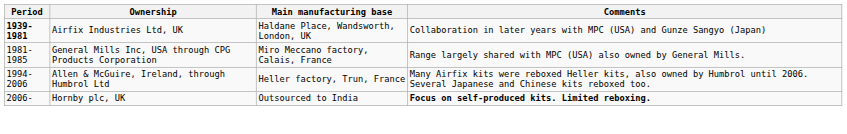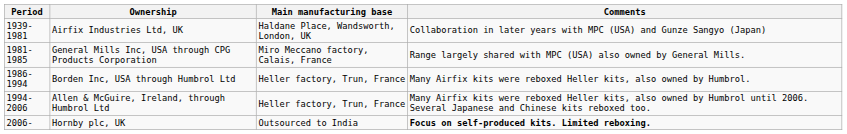(20, 31) bold -> (20, 31) normal
+ row: (144, 79)
